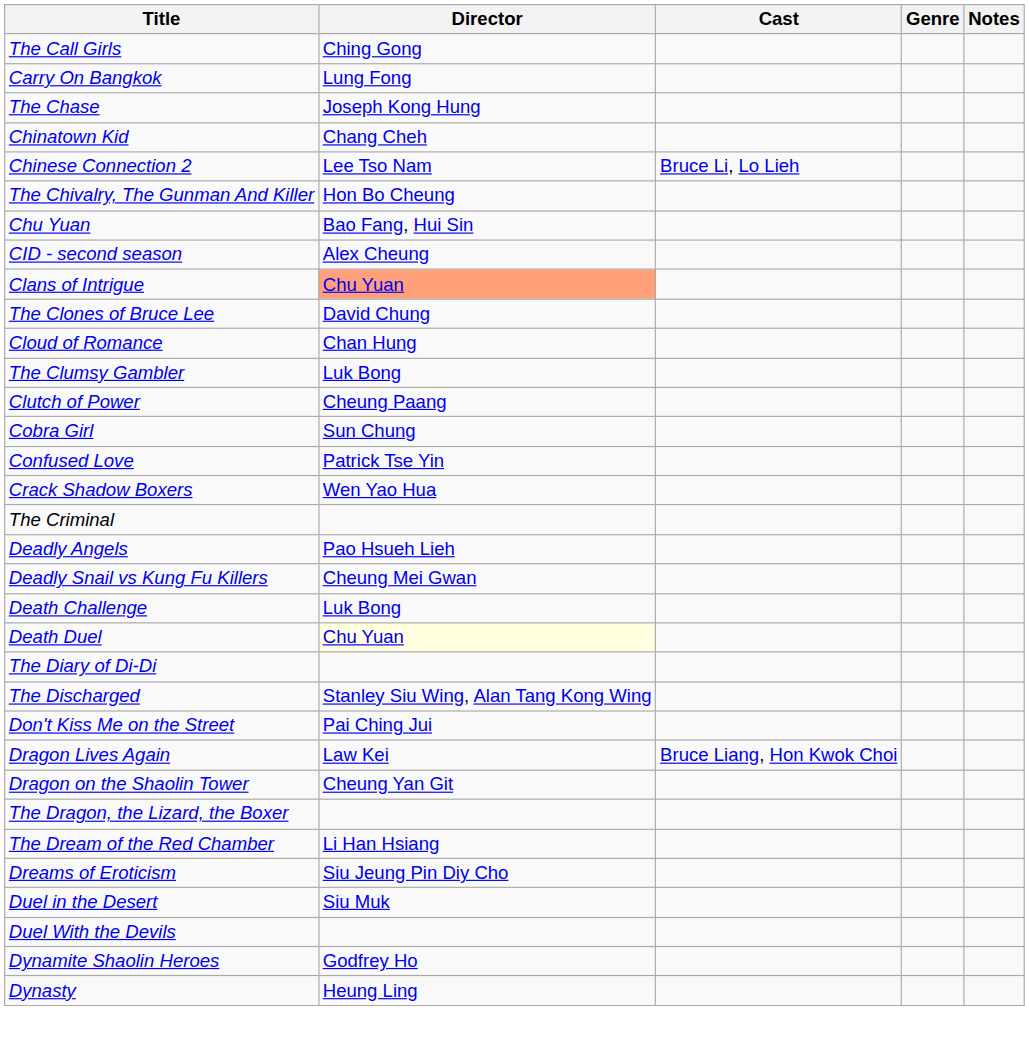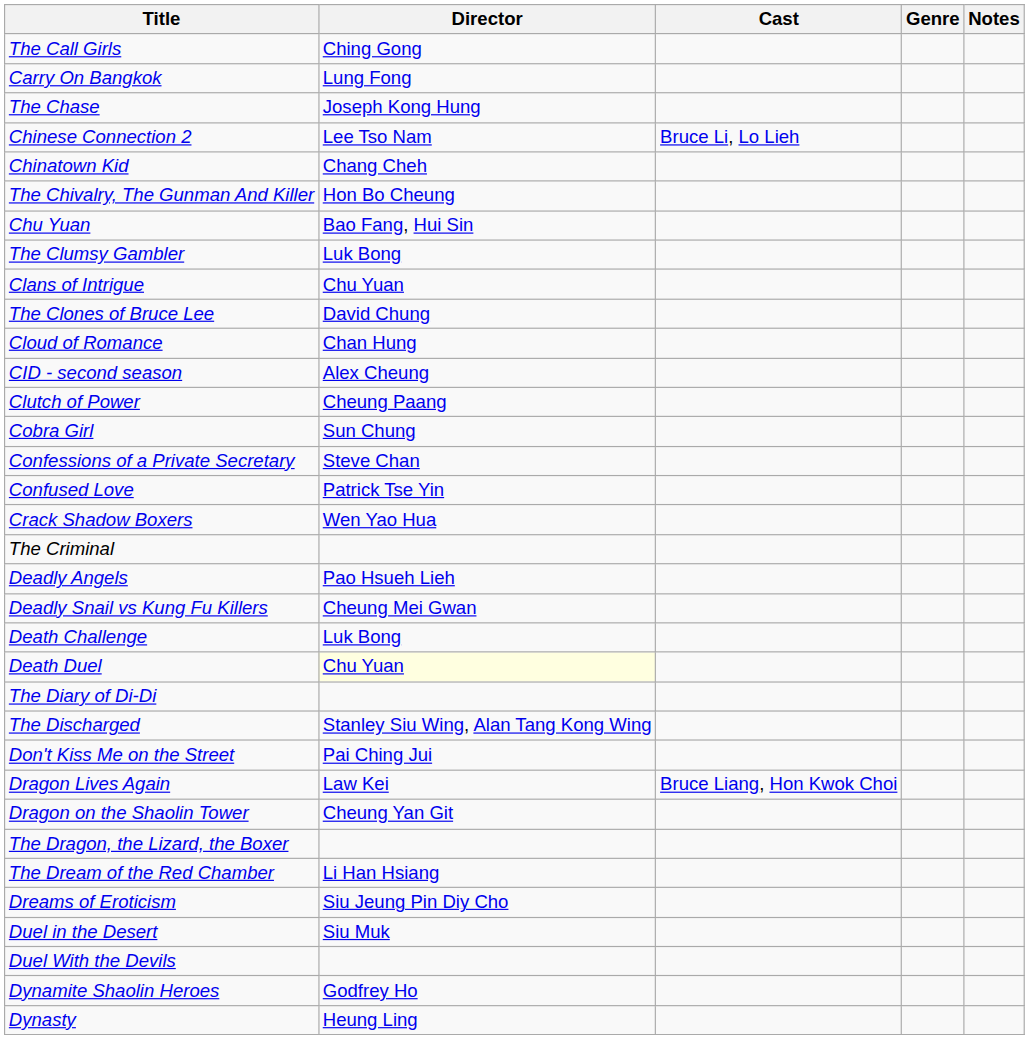rows swapped: (69, 136) <-> (100, 166)
rows swapped: (96, 254) <-> (97, 372)
(363, 284) lightsalmon background -> (363, 284) no background
+ row: (152, 460)
